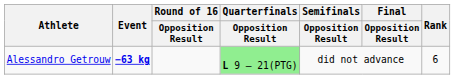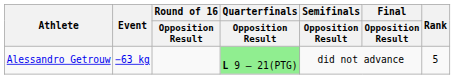(133, 60) bold -> (133, 60) normal
(435, 60) 6 -> (435, 60) 5
